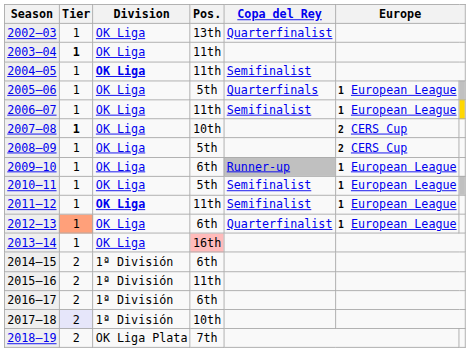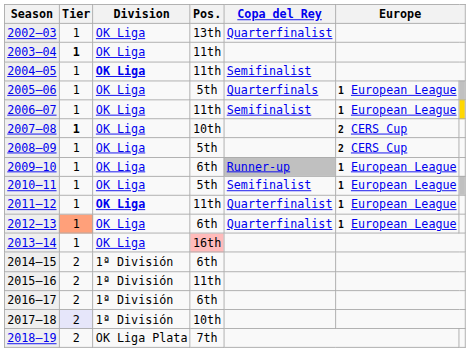(269, 205) Semifinalist -> (280, 205) Quarterfinalist
